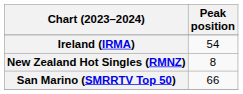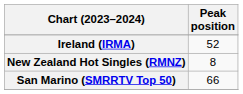(213, 44) 54 -> (213, 44) 52
